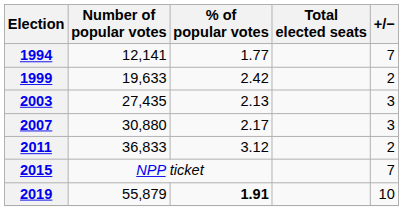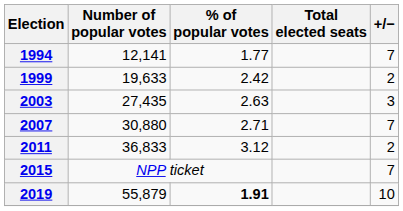(255, 101) 2.13 -> (255, 101) 2.63
(255, 124) 2.17 -> (255, 124) 2.71
(391, 124) 3 -> (391, 124) 7
